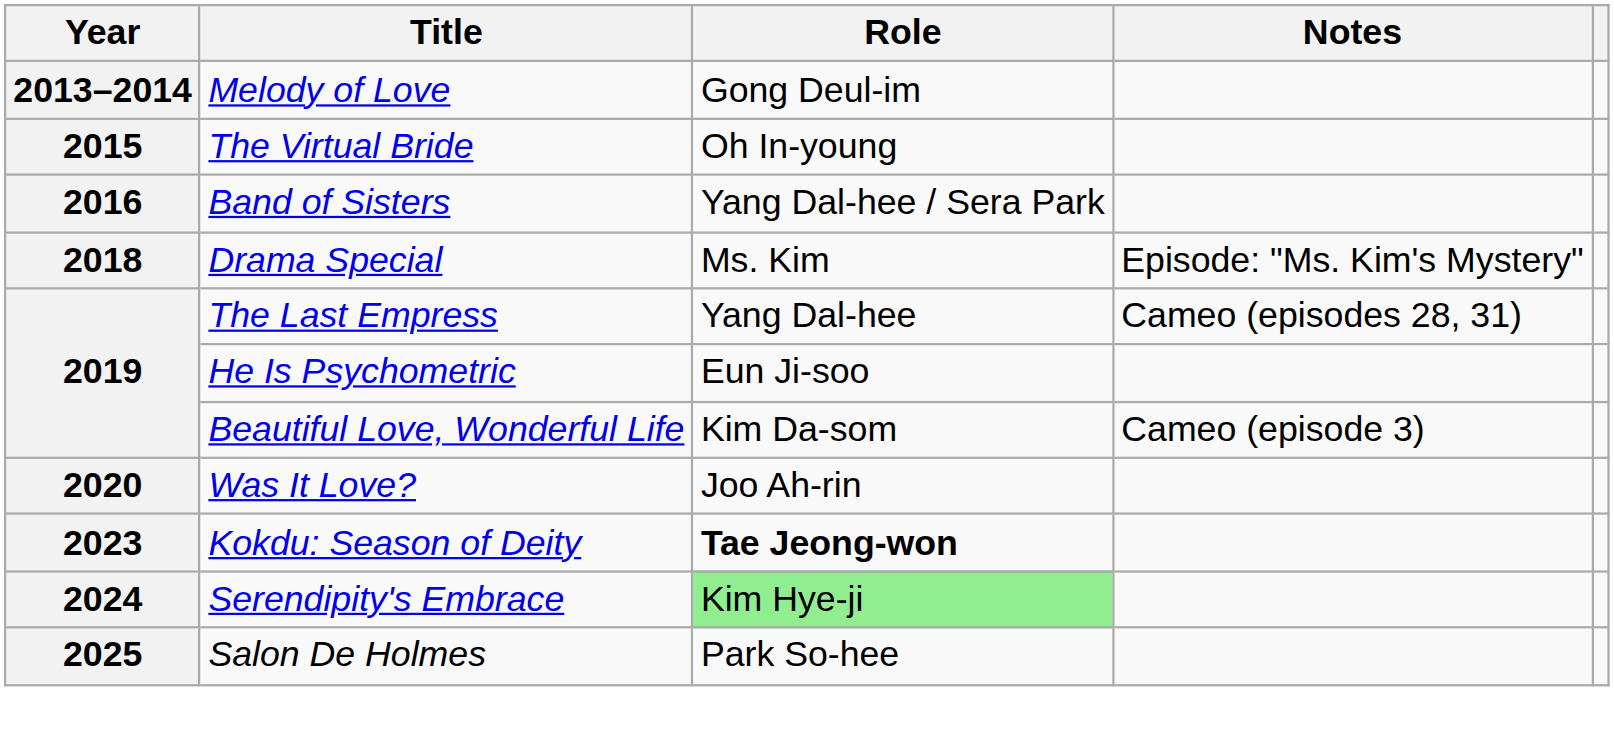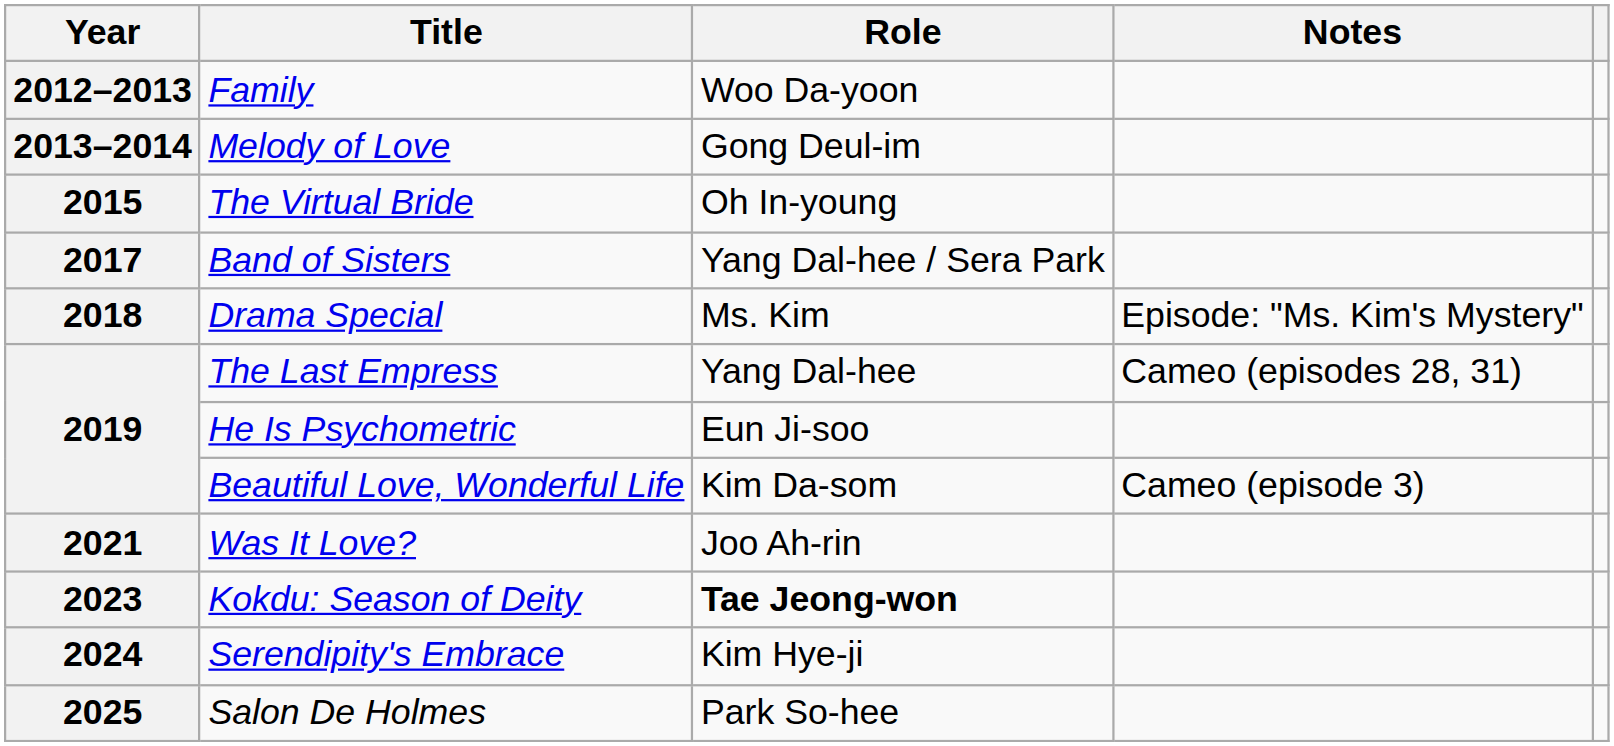+ row: (261, 89)
(103, 202) 2016 -> (103, 259) 2017
(103, 485) 2020 -> (103, 542) 2021
(782, 598) lightgreen background -> (782, 655) no background
